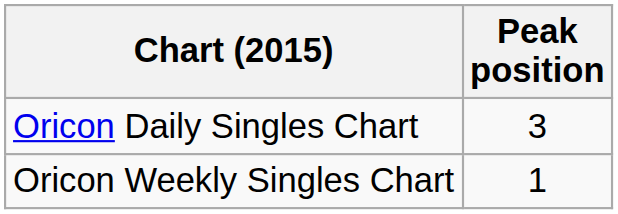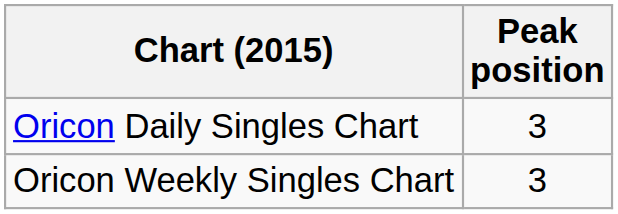(537, 180) 1 -> (537, 180) 3
